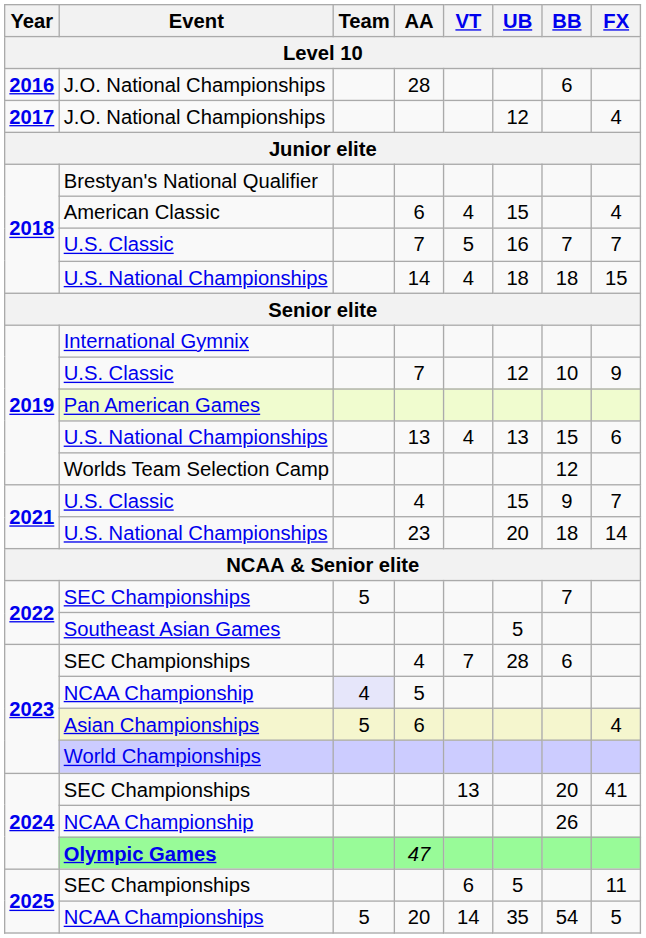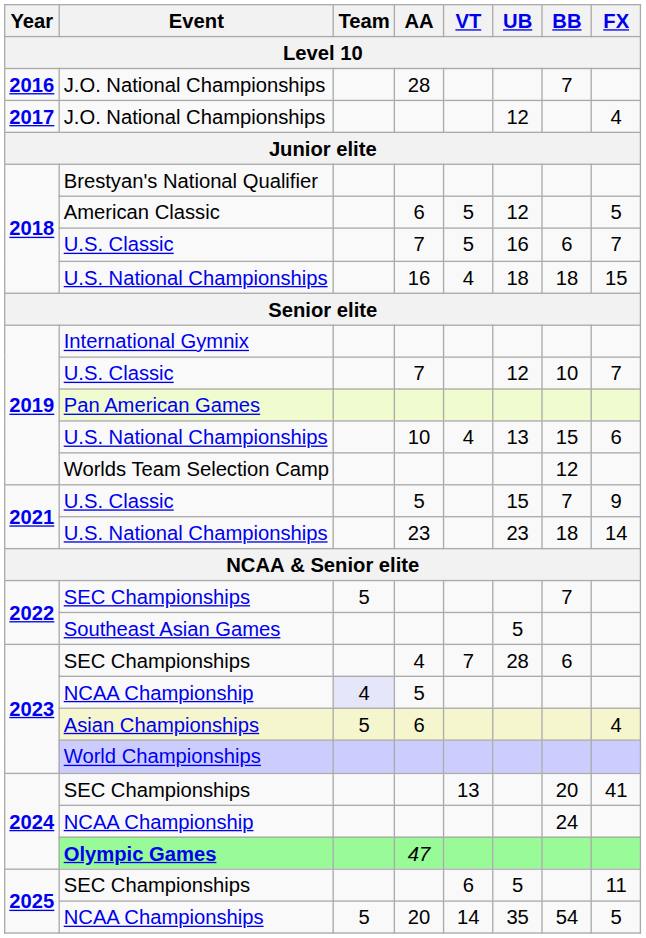(567, 85) 6 -> (567, 85) 7
(468, 213) 4 -> (468, 213) 5
(518, 213) 15 -> (518, 213) 12
(616, 213) 4 -> (616, 213) 5
(567, 245) 7 -> (567, 245) 6
(419, 277) 14 -> (419, 277) 16
(616, 373) 9 -> (616, 373) 7
(419, 437) 13 -> (419, 437) 10
(419, 501) 4 -> (419, 501) 5
(567, 501) 9 -> (567, 501) 7
(616, 501) 7 -> (616, 501) 9
(518, 533) 20 -> (518, 533) 23
(567, 821) 26 -> (567, 821) 24
